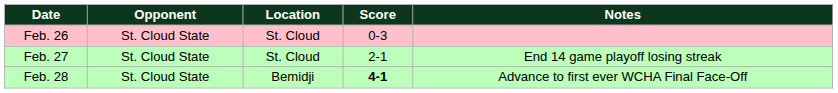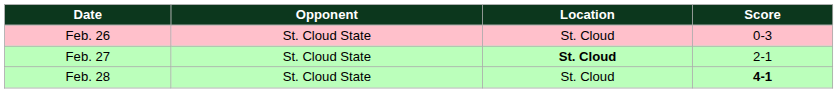- column: (623, 14)
(293, 56) normal -> (587, 56) bold
(293, 77) Bemidji -> (587, 77) St. Cloud
